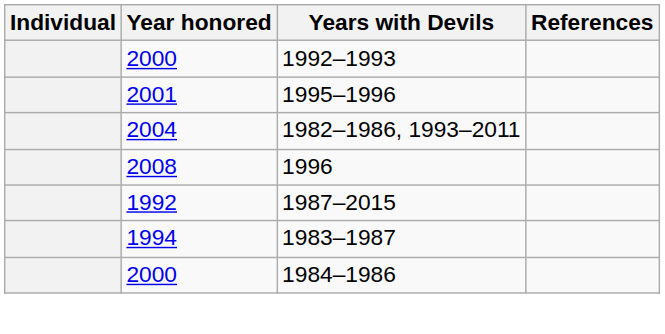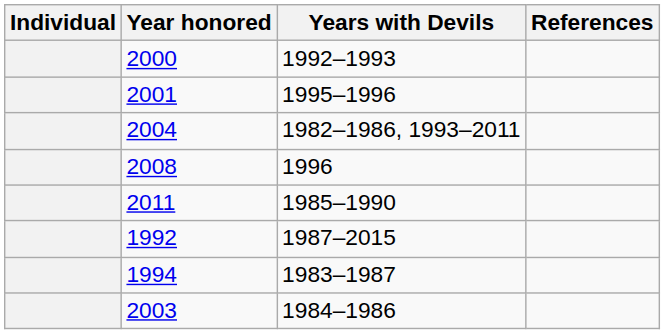+ row: (339, 202)
(152, 274) 2000 -> (152, 310) 2003
